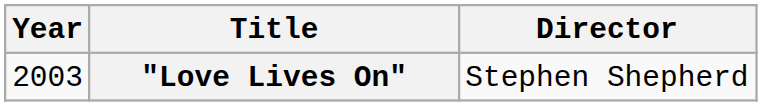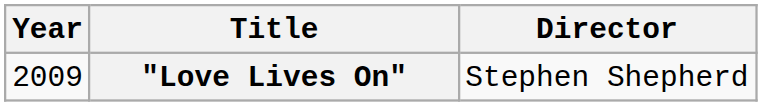(48, 77) 2003 -> (48, 77) 2009
